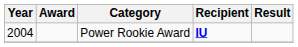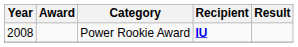(20, 32) 2004 -> (20, 32) 2008
